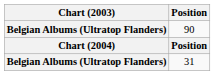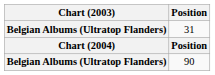rows swapped: (189, 62) <-> (189, 29)
